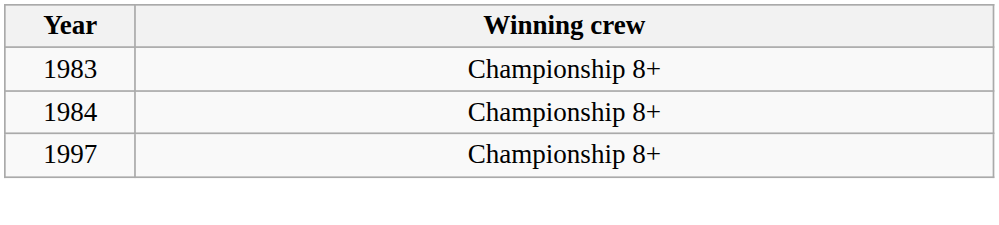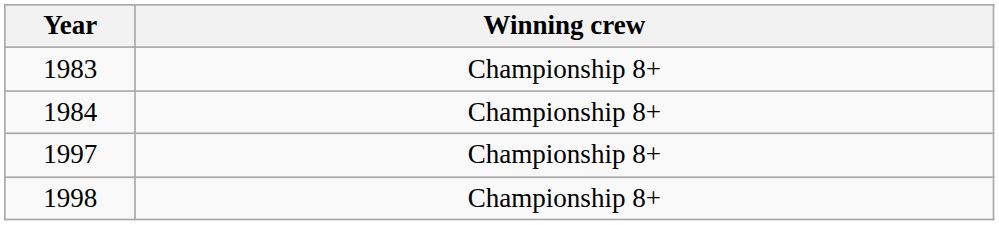+ row: (70, 197)
